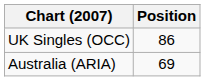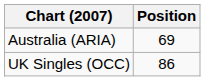rows swapped: (62, 64) <-> (69, 40)
